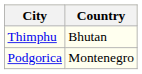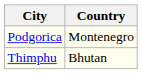rows swapped: (35, 58) <-> (32, 36)
